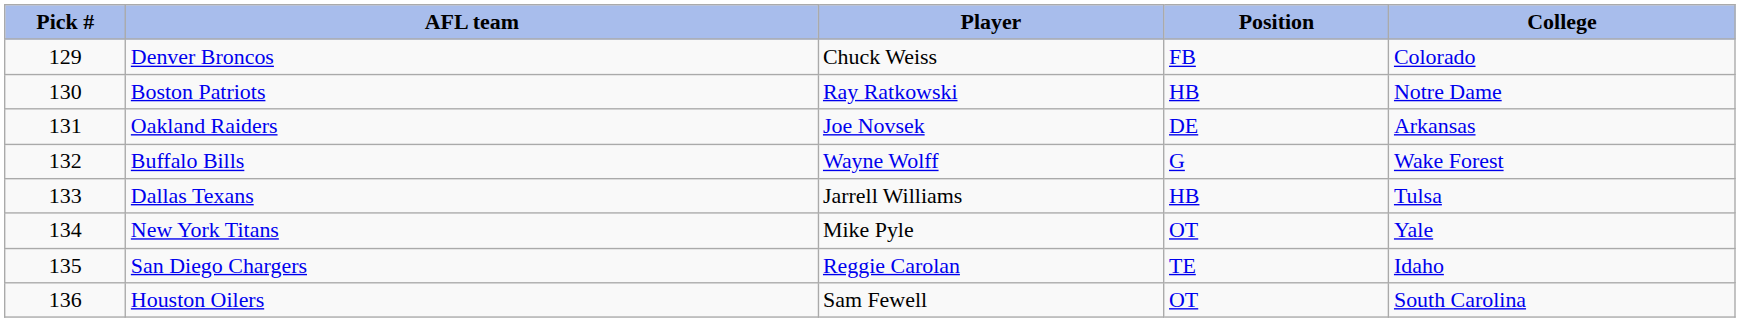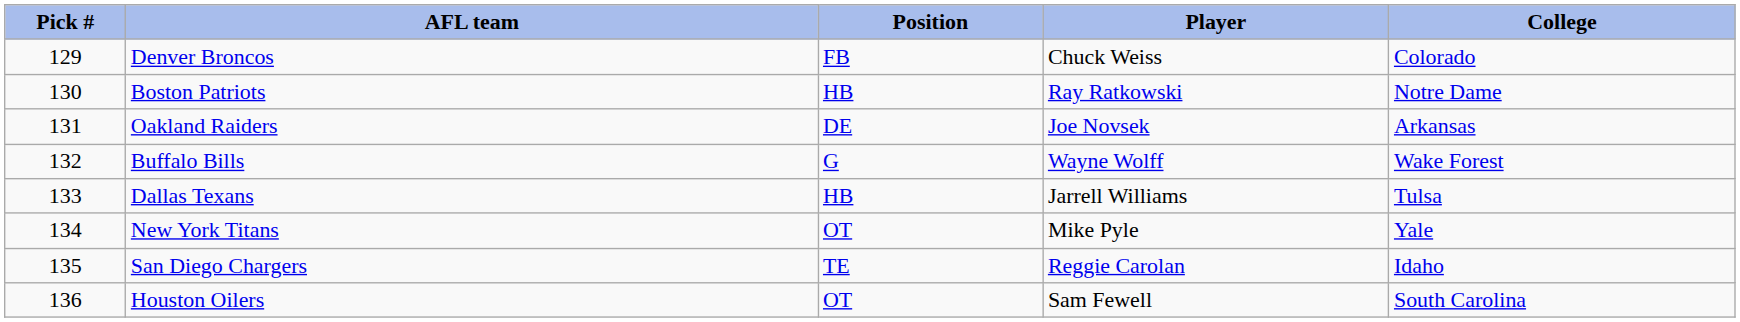columns swapped: (991, 21) <-> (1276, 21)
